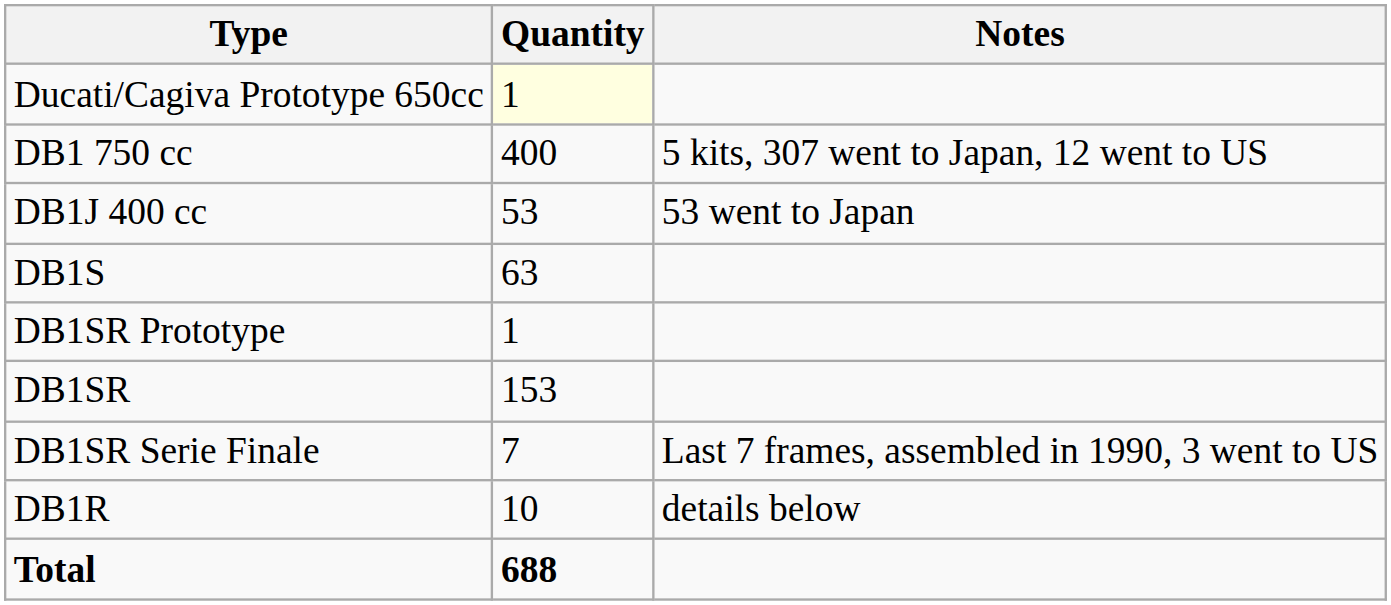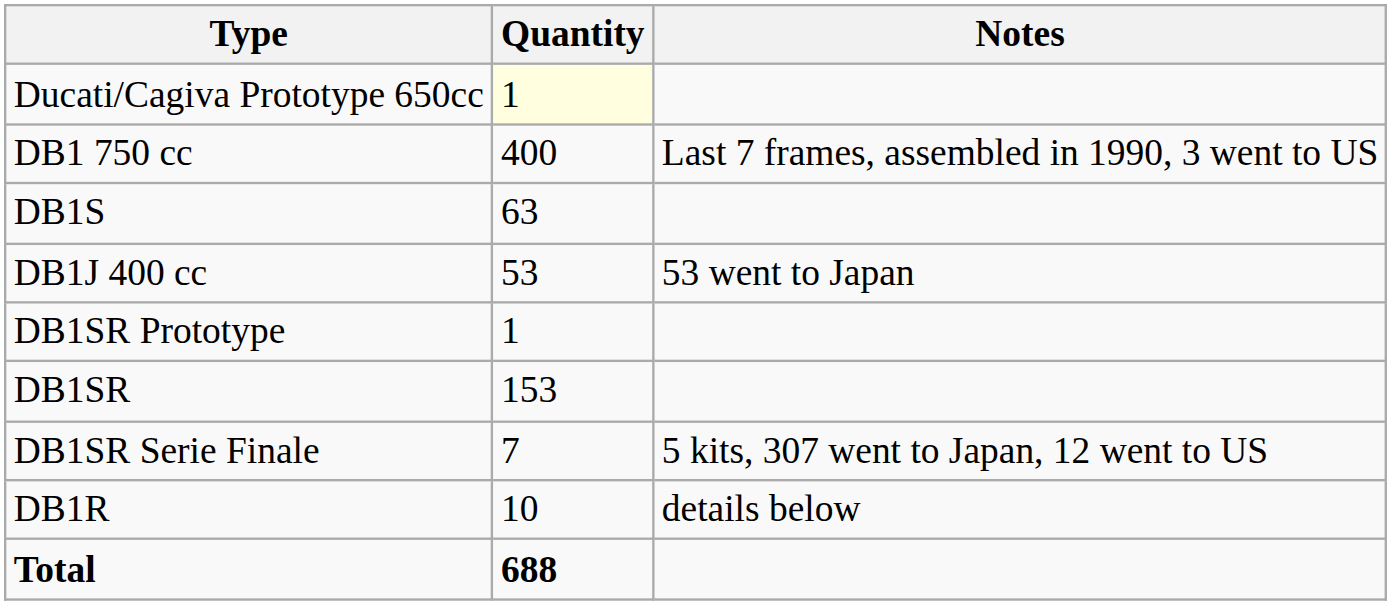(965, 152) 5 kits, 307 went to Japan, 12 went to US -> (1020, 152) Last 7 frames, assembled in 1990, 3 went to US
rows swapped: (111, 212) <-> (60, 271)
(1020, 449) Last 7 frames, assembled in 1990, 3 went to US -> (965, 449) 5 kits, 307 went to Japan, 12 went to US
